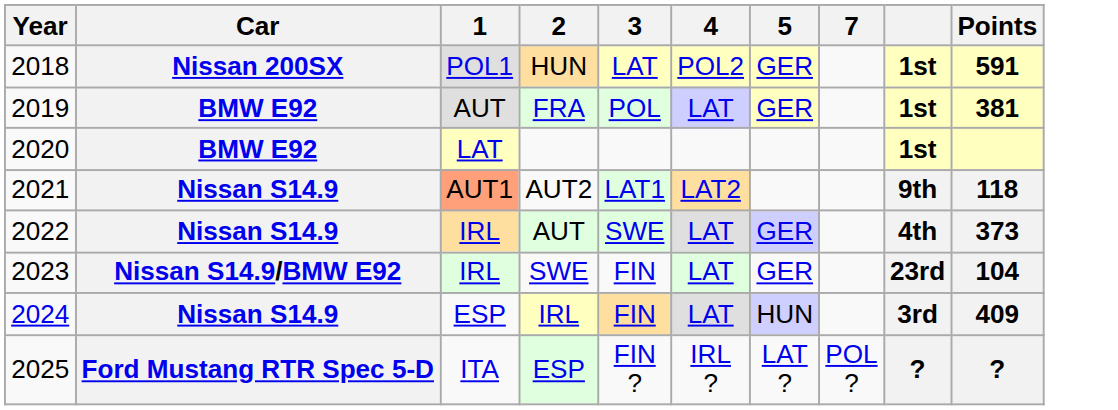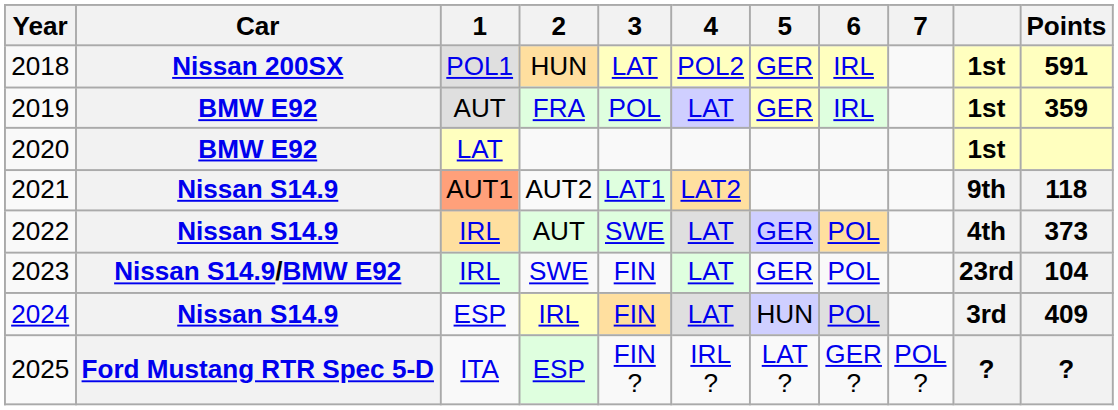+ column: (854, 25)
(997, 107) 381 -> (1066, 107) 359
